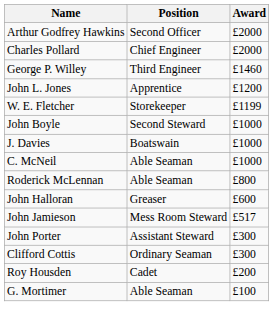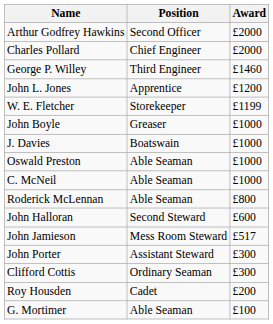(168, 124) Second Steward -> (148, 124) Greaser
+ row: (44, 161)
(148, 198) Greaser -> (168, 217) Second Steward
